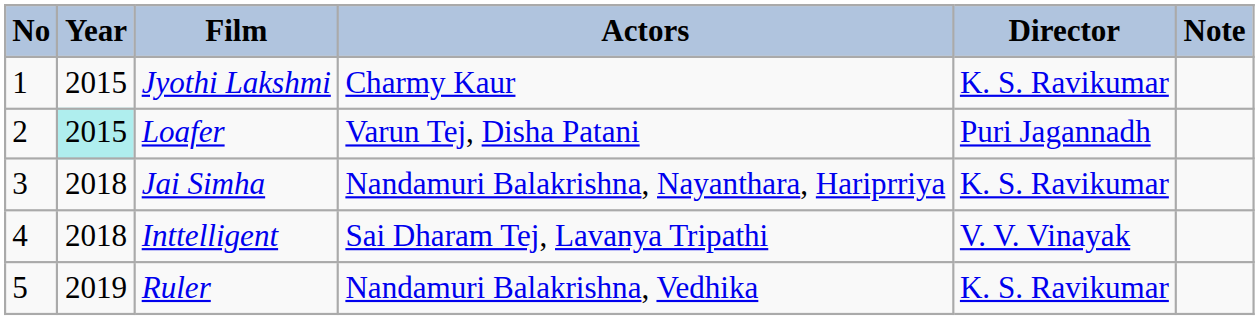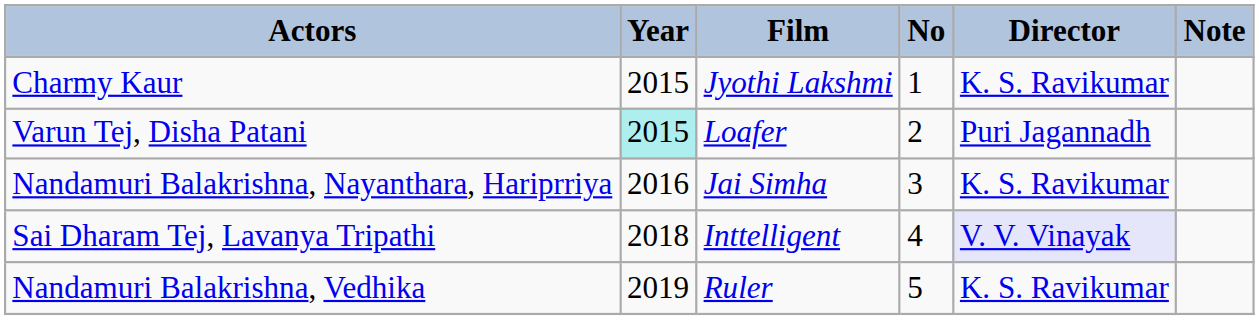columns swapped: (31, 30) <-> (645, 30)
(96, 184) 2018 -> (658, 184) 2016
(1045, 235) no background -> (1045, 235) lavender background
